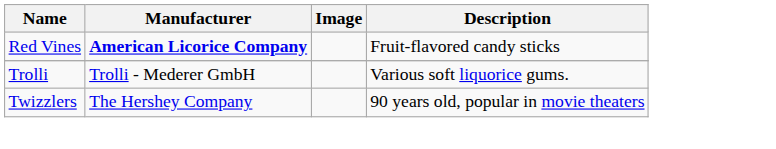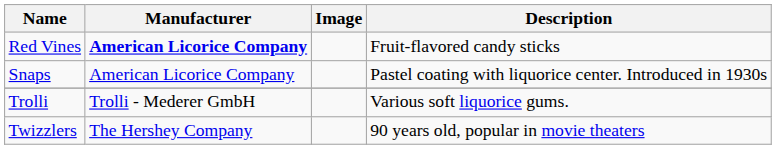+ row: (30, 74)
